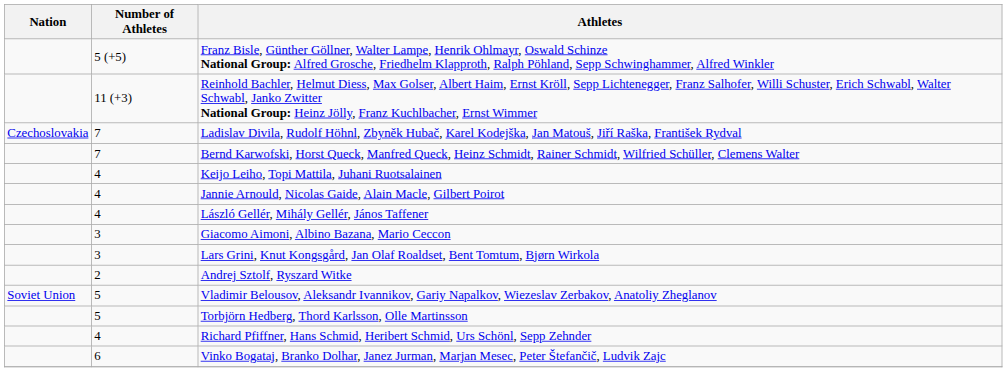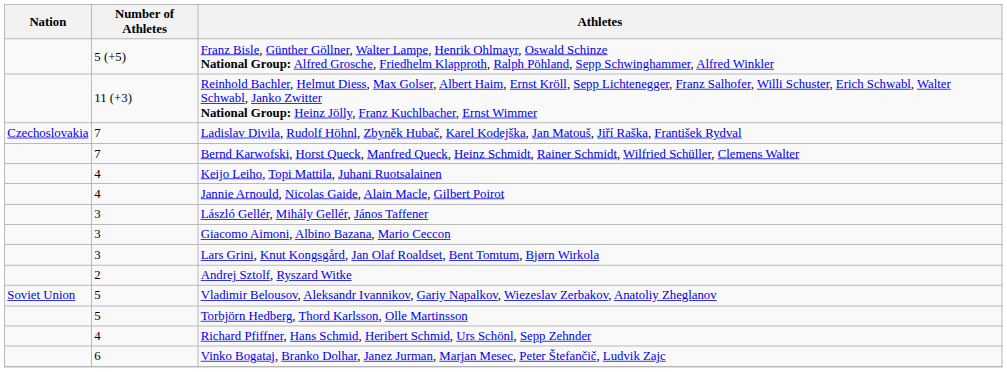(97, 214) 4 -> (97, 214) 3
